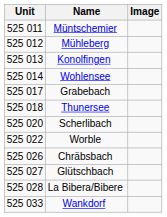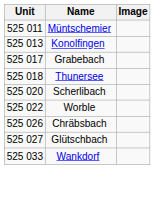- row: (87, 44)
- row: (87, 76)
- row: (87, 188)
